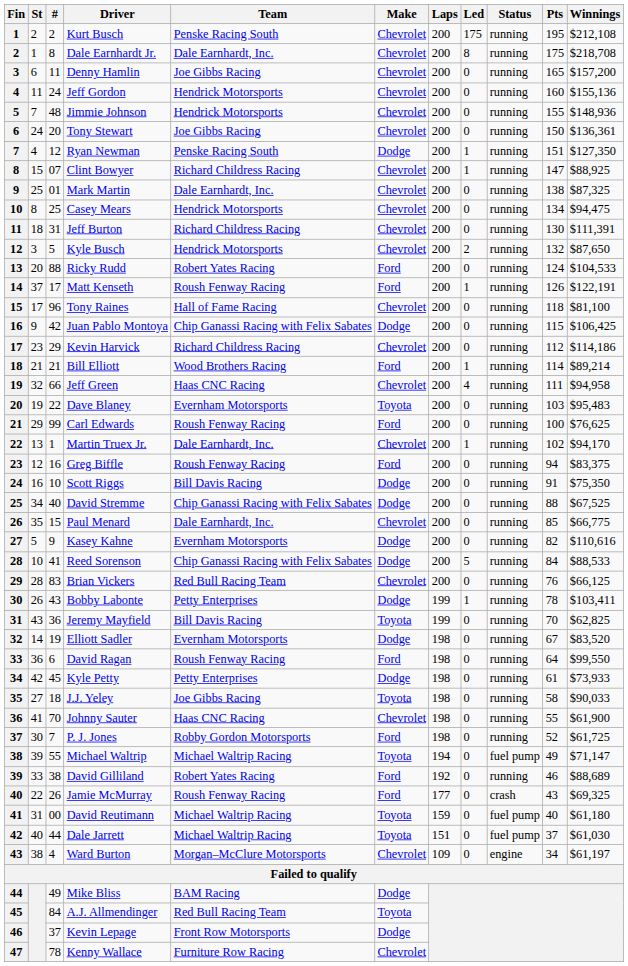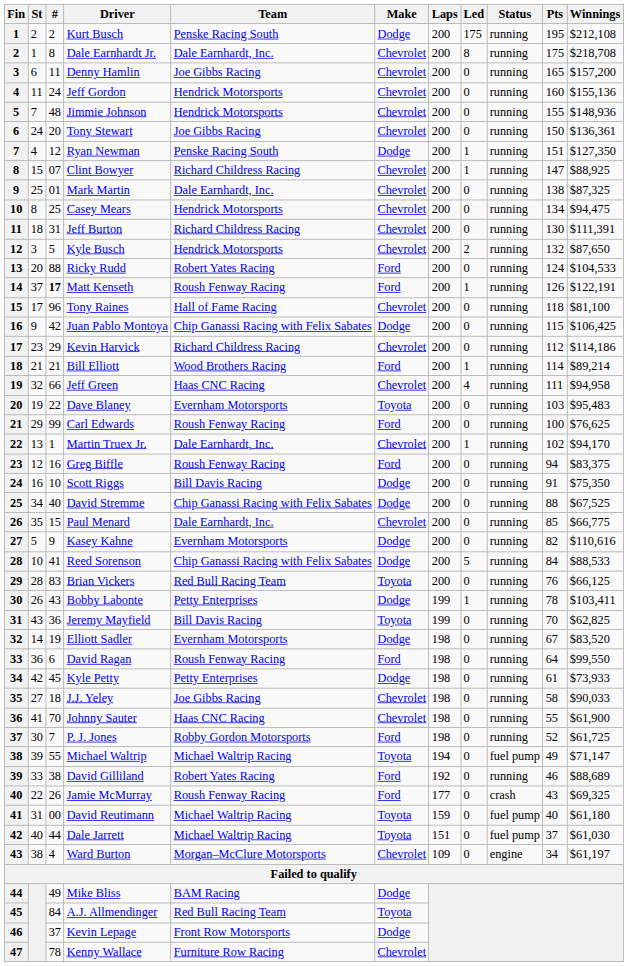(402, 33) Chevrolet -> (394, 33) Dodge
(55, 287) normal -> (55, 287) bold
(402, 580) Chevrolet -> (395, 580) Toyota
(395, 698) Toyota -> (402, 698) Chevrolet
